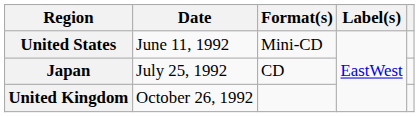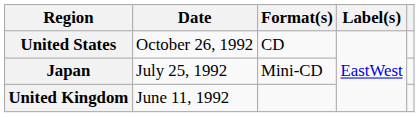(183, 44) June 11, 1992 -> (195, 44) October 26, 1992
(292, 44) Mini-CD -> (273, 44) CD
(273, 71) CD -> (292, 71) Mini-CD
(195, 97) October 26, 1992 -> (183, 97) June 11, 1992
